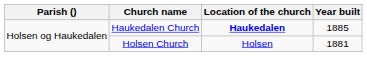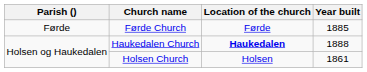+ row: (155, 28)
(338, 28) 1885 -> (338, 43) 1888
(338, 43) 1881 -> (338, 59) 1861
